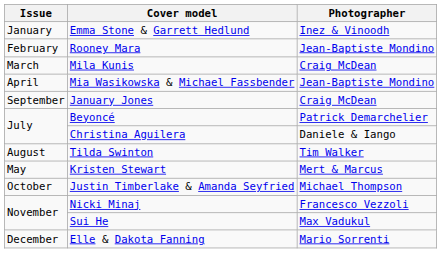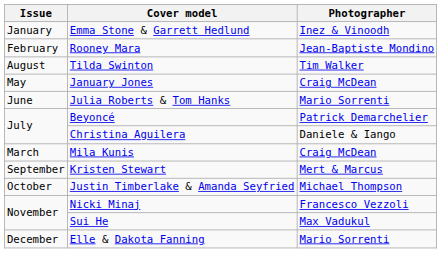rows swapped: (102, 65) <-> (112, 152)
- row: (182, 83)
(36, 100) September -> (17, 83) May
+ row: (150, 100)
(17, 169) May -> (36, 169) September
